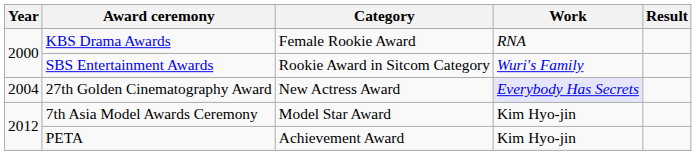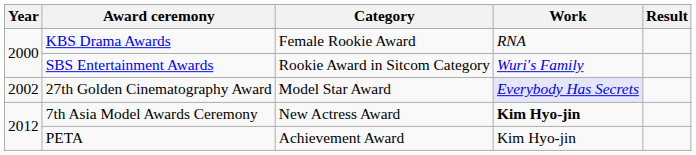(23, 89) 2004 -> (23, 89) 2002
(340, 89) New Actress Award -> (335, 89) Model Star Award
(335, 114) Model Star Award -> (340, 114) New Actress Award
(536, 114) normal -> (539, 114) bold
